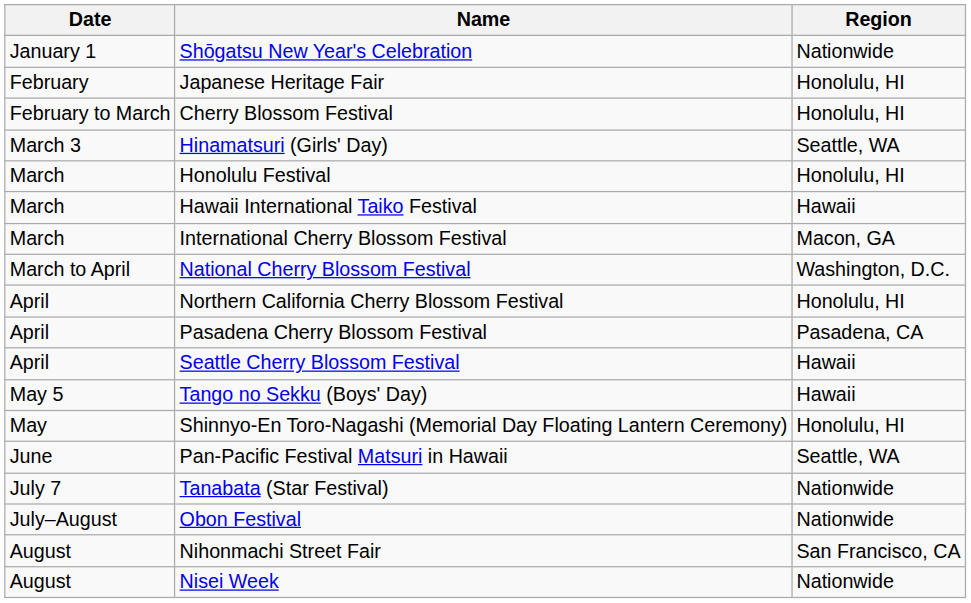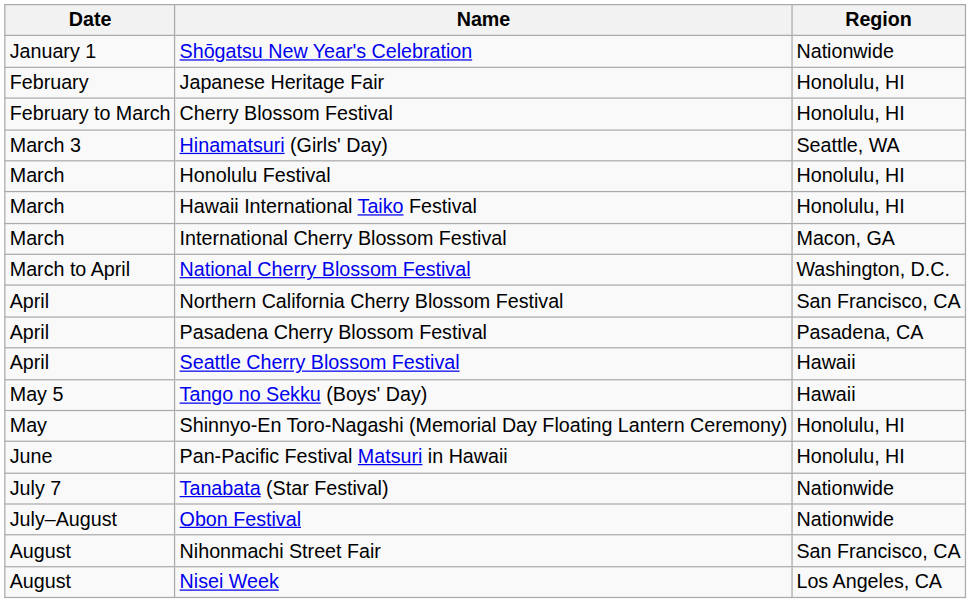(826, 207) Hawaii -> (851, 207) Honolulu, HI
(851, 301) Honolulu, HI -> (879, 301) San Francisco, CA
(848, 457) Seattle, WA -> (851, 457) Honolulu, HI
(845, 581) Nationwide -> (869, 581) Los Angeles, CA
